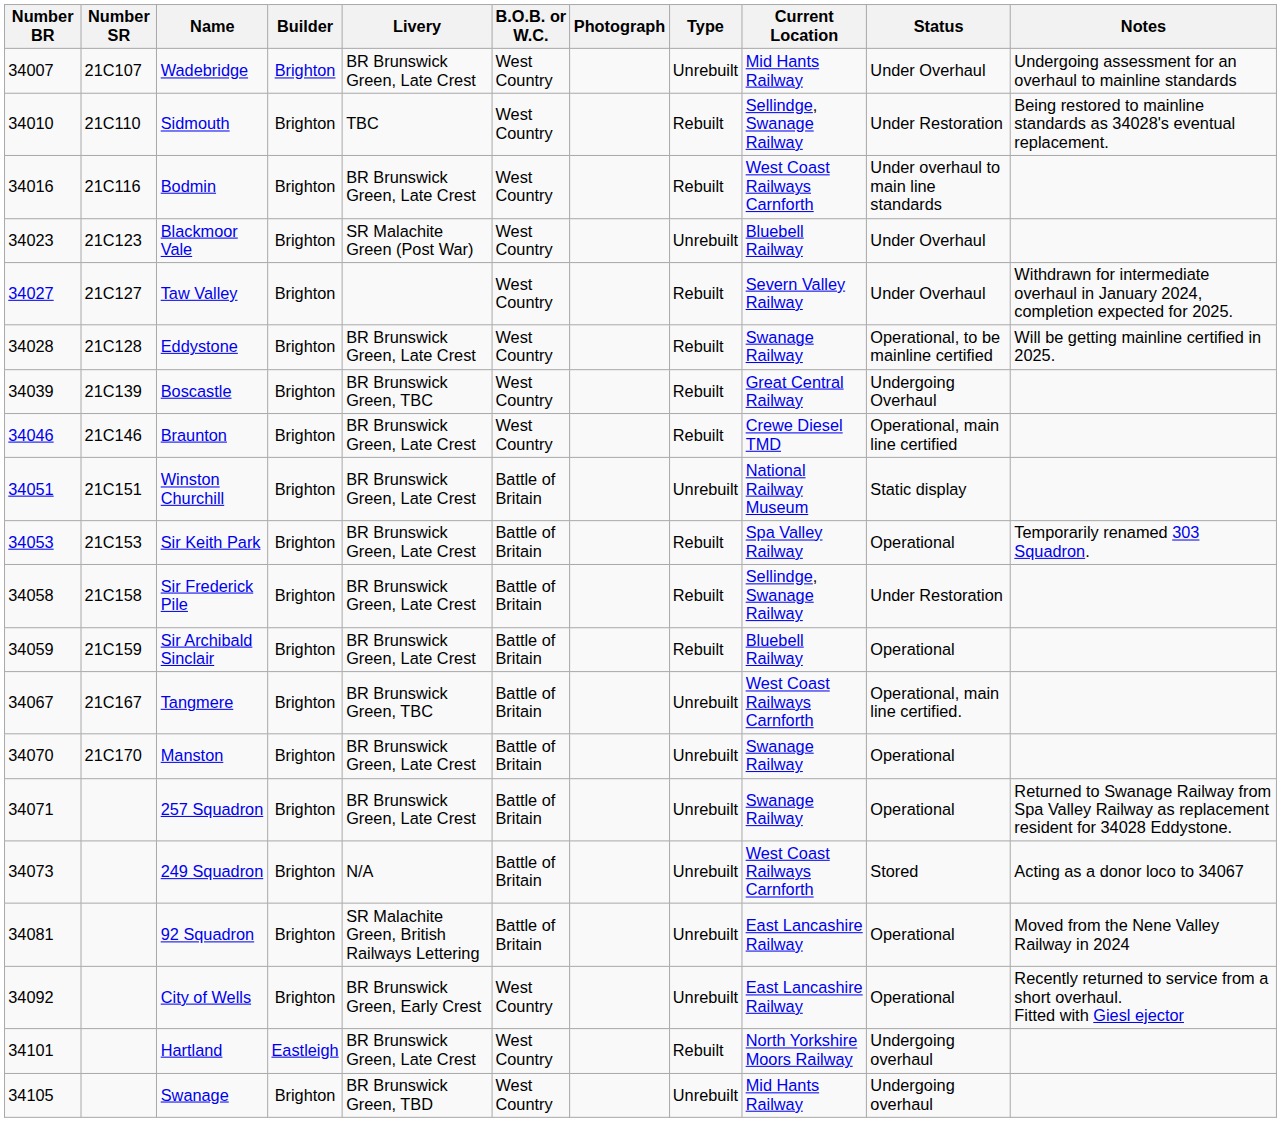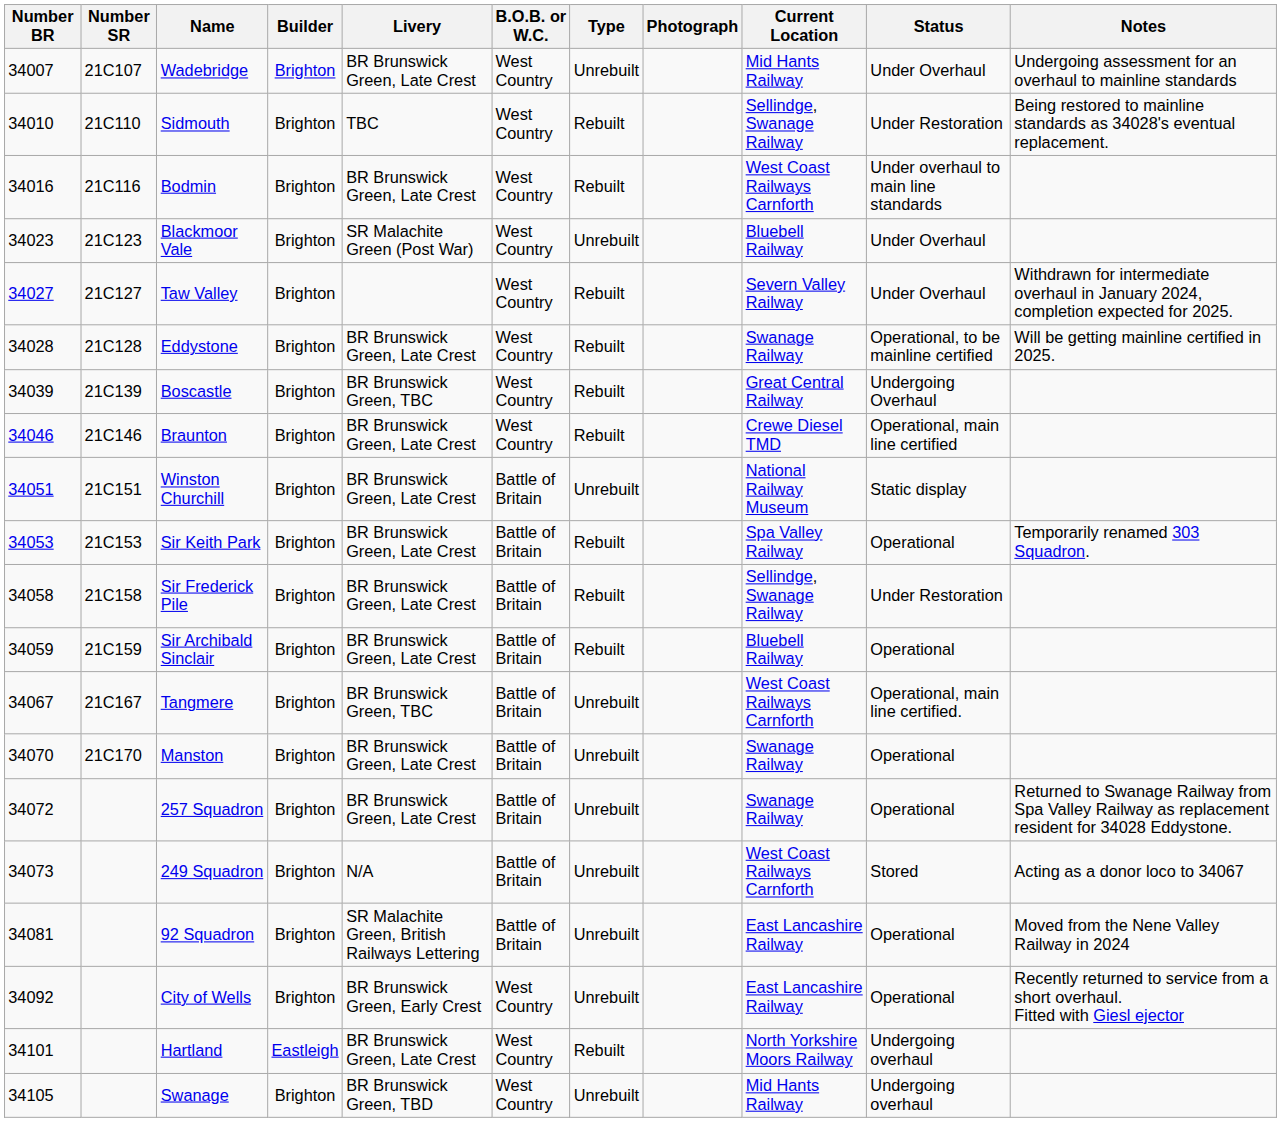columns swapped: (705, 26) <-> (620, 26)
(31, 809) 34071 -> (31, 809) 34072
